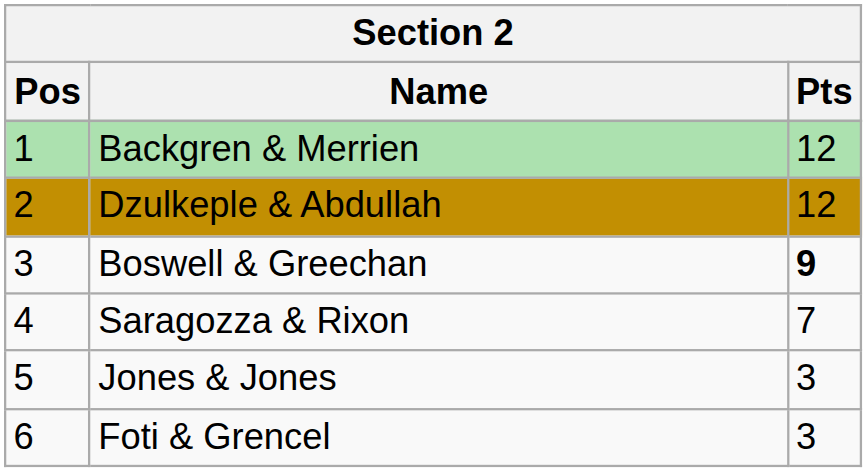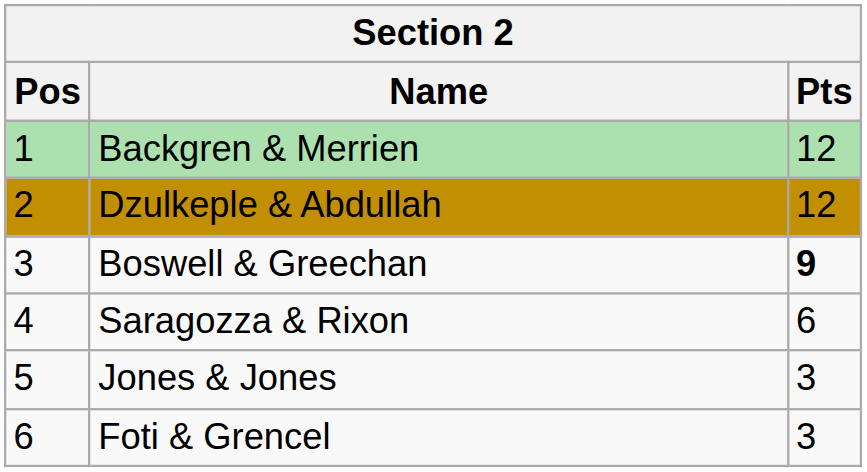(806, 321) 7 -> (806, 321) 6
